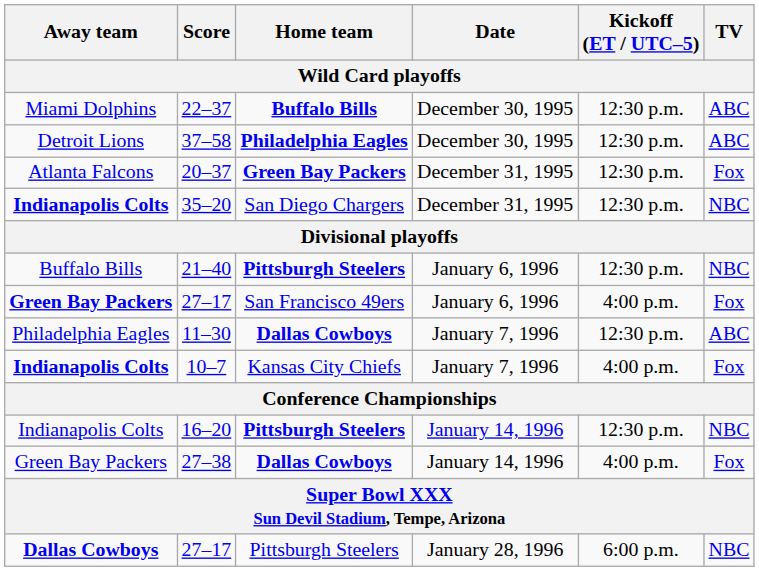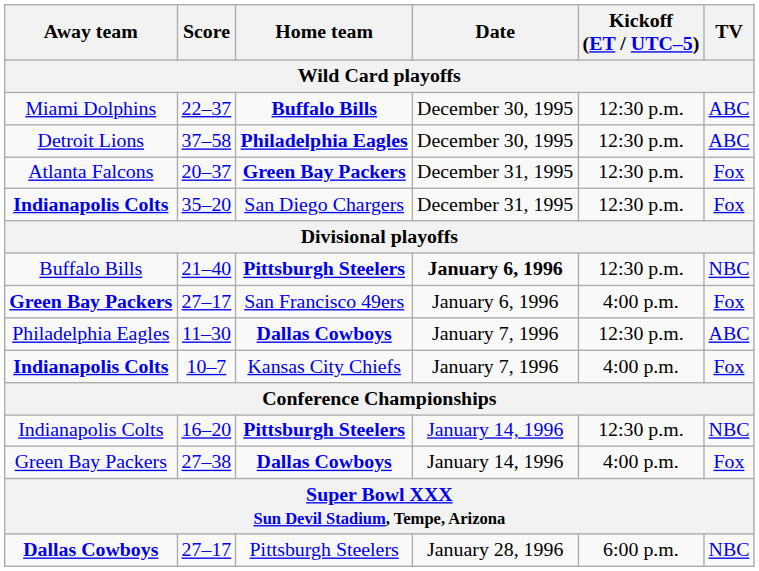(729, 204) NBC -> (729, 204) Fox
(495, 268) normal -> (495, 268) bold
